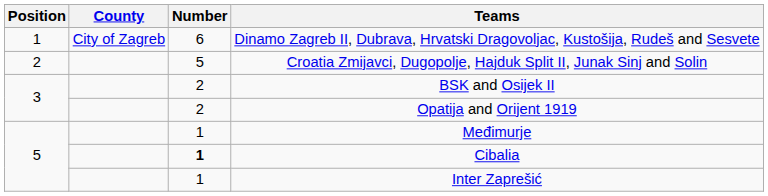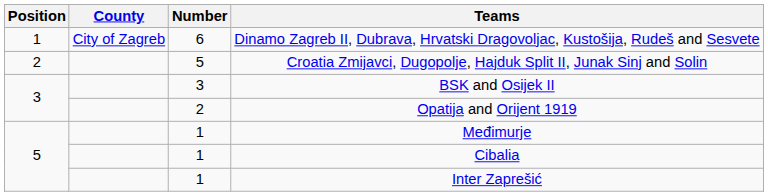(200, 86) 2 -> (200, 86) 3
(200, 156) bold -> (200, 156) normal
